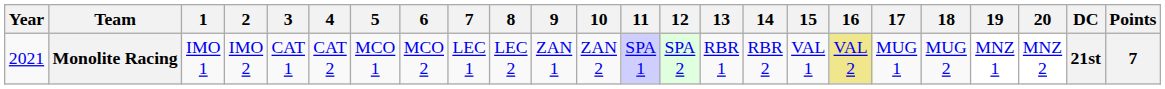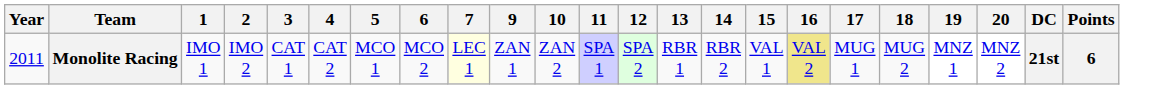- column: (511, 18)
(27, 58) 2021 -> (27, 58) 2011
(469, 58) no background -> (469, 58) lightyellow background
(1133, 58) 7 -> (1091, 58) 6
